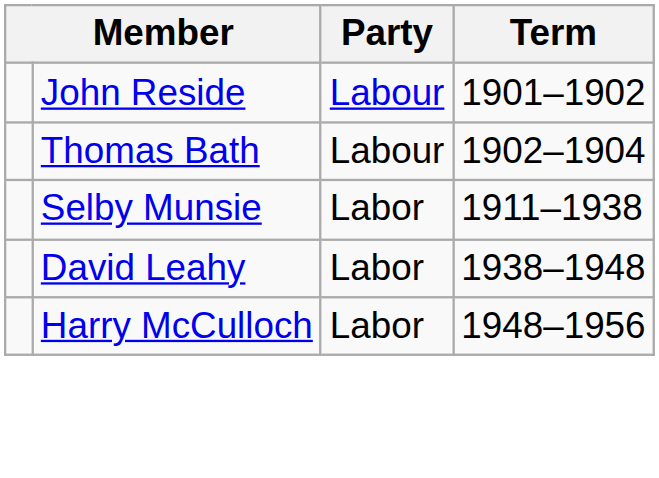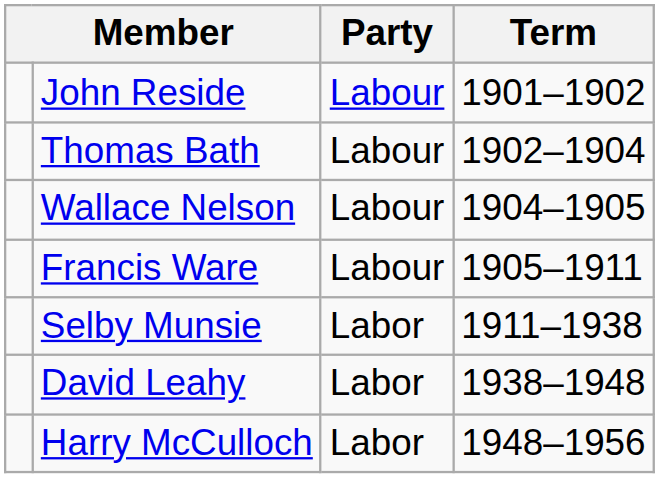+ row: (168, 208)
+ row: (150, 267)
